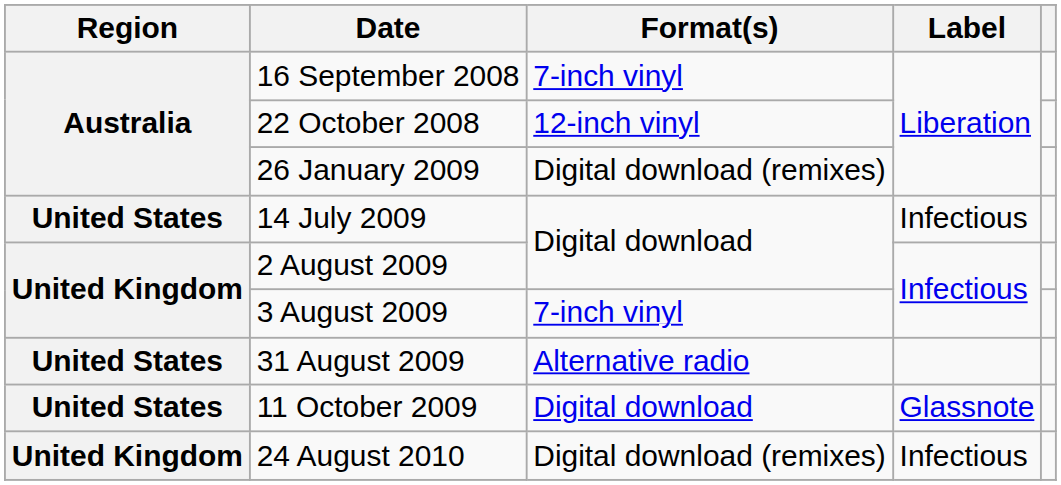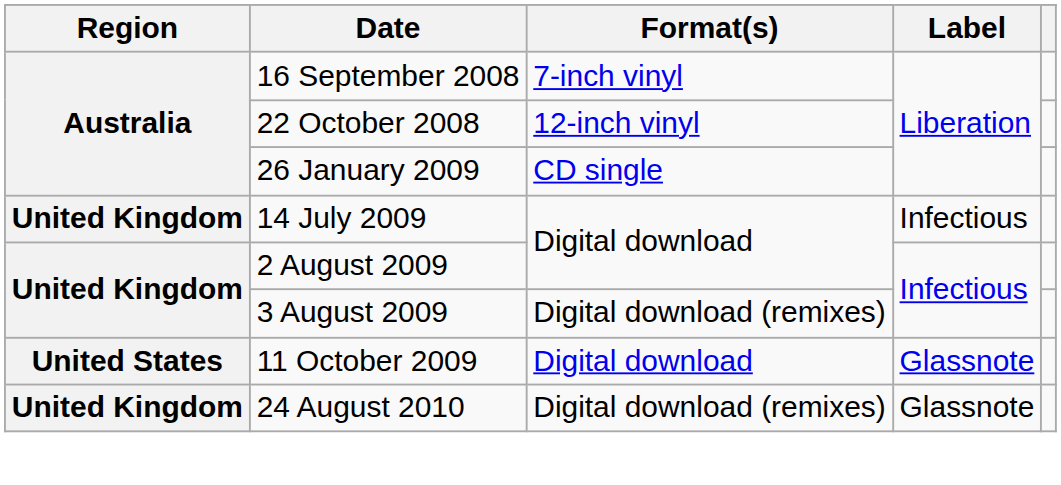(710, 170) Digital download (remixes) -> (598, 170) CD single
(127, 218) United States -> (127, 218) United Kingdom
(608, 312) 7-inch vinyl -> (710, 312) Digital download (remixes)
- row: (361, 360)
(964, 455) Infectious -> (967, 407) Glassnote
